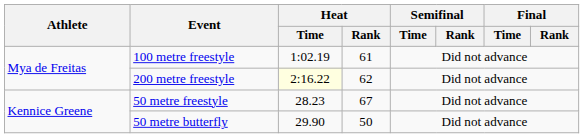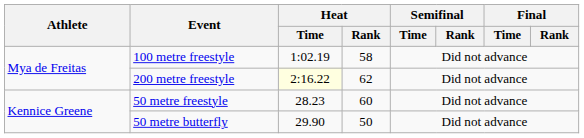(366, 57) 61 -> (366, 57) 58
(366, 100) 67 -> (366, 100) 60
